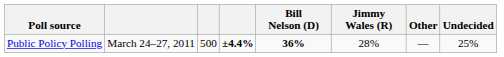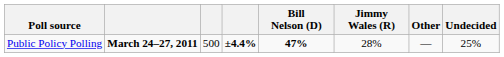(151, 43) normal -> (152, 43) bold
(294, 43) 36% -> (296, 43) 47%
